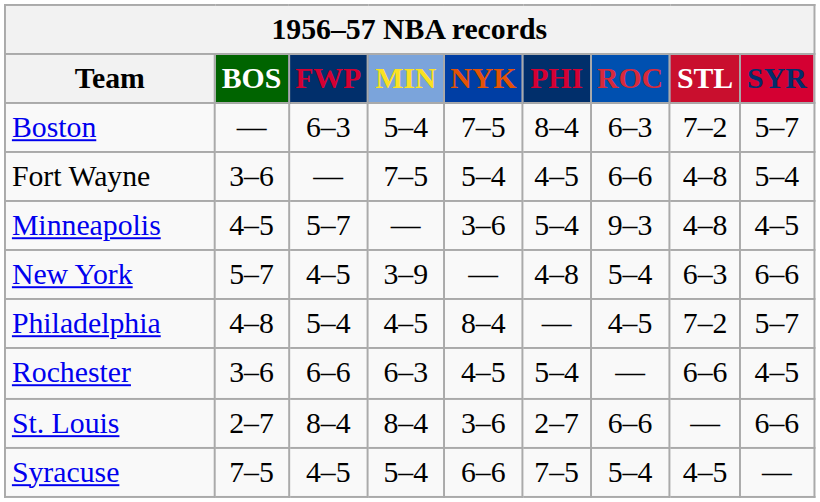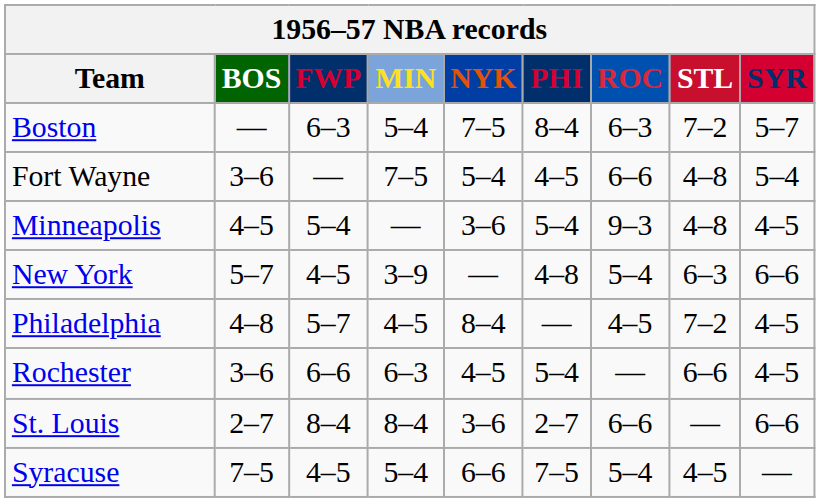(328, 225) 5–7 -> (328, 225) 5–4
(328, 323) 5–4 -> (328, 323) 5–7
(777, 323) 5–7 -> (777, 323) 4–5
